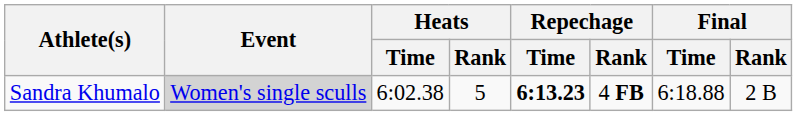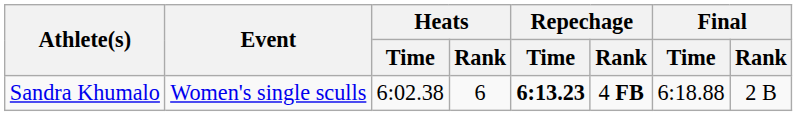(268, 92) lightgrey background -> (268, 92) no background
(480, 92) 5 -> (480, 92) 6
